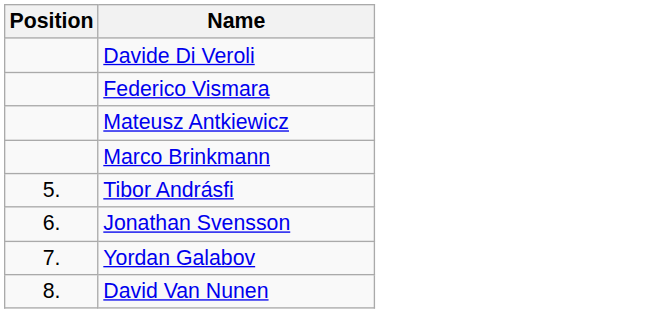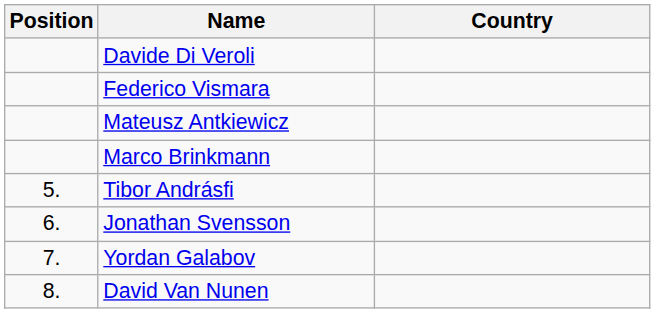+ column: (512, 21)
